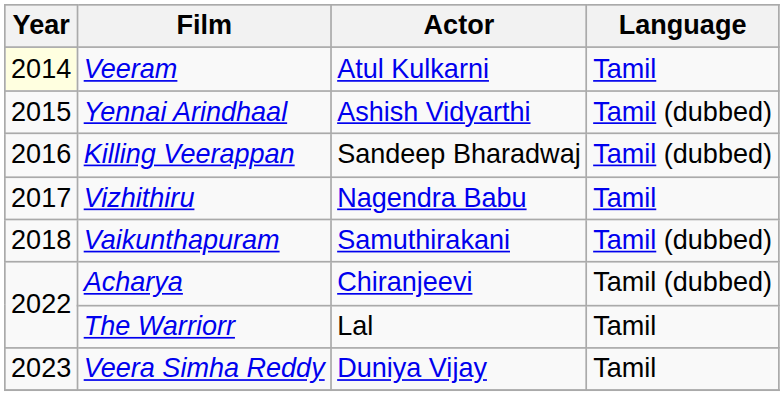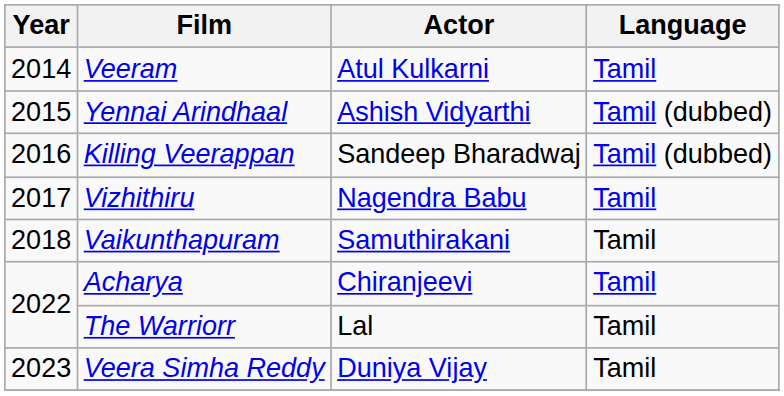(41, 68) lightyellow background -> (41, 68) no background
(683, 240) Tamil (dubbed) -> (625, 240) Tamil
(683, 283) Tamil (dubbed) -> (625, 283) Tamil
